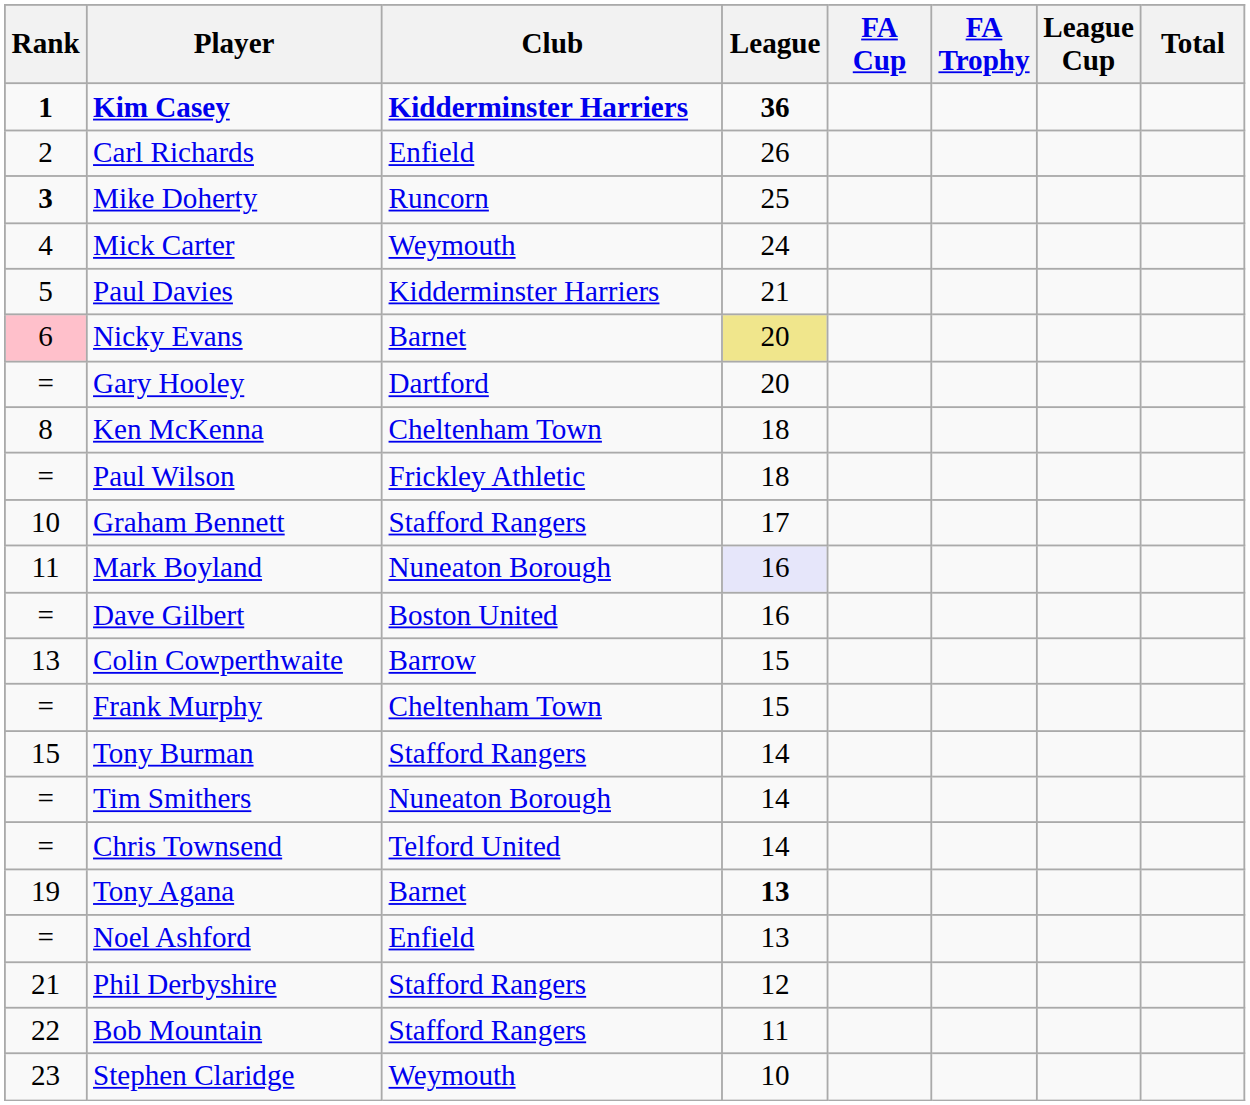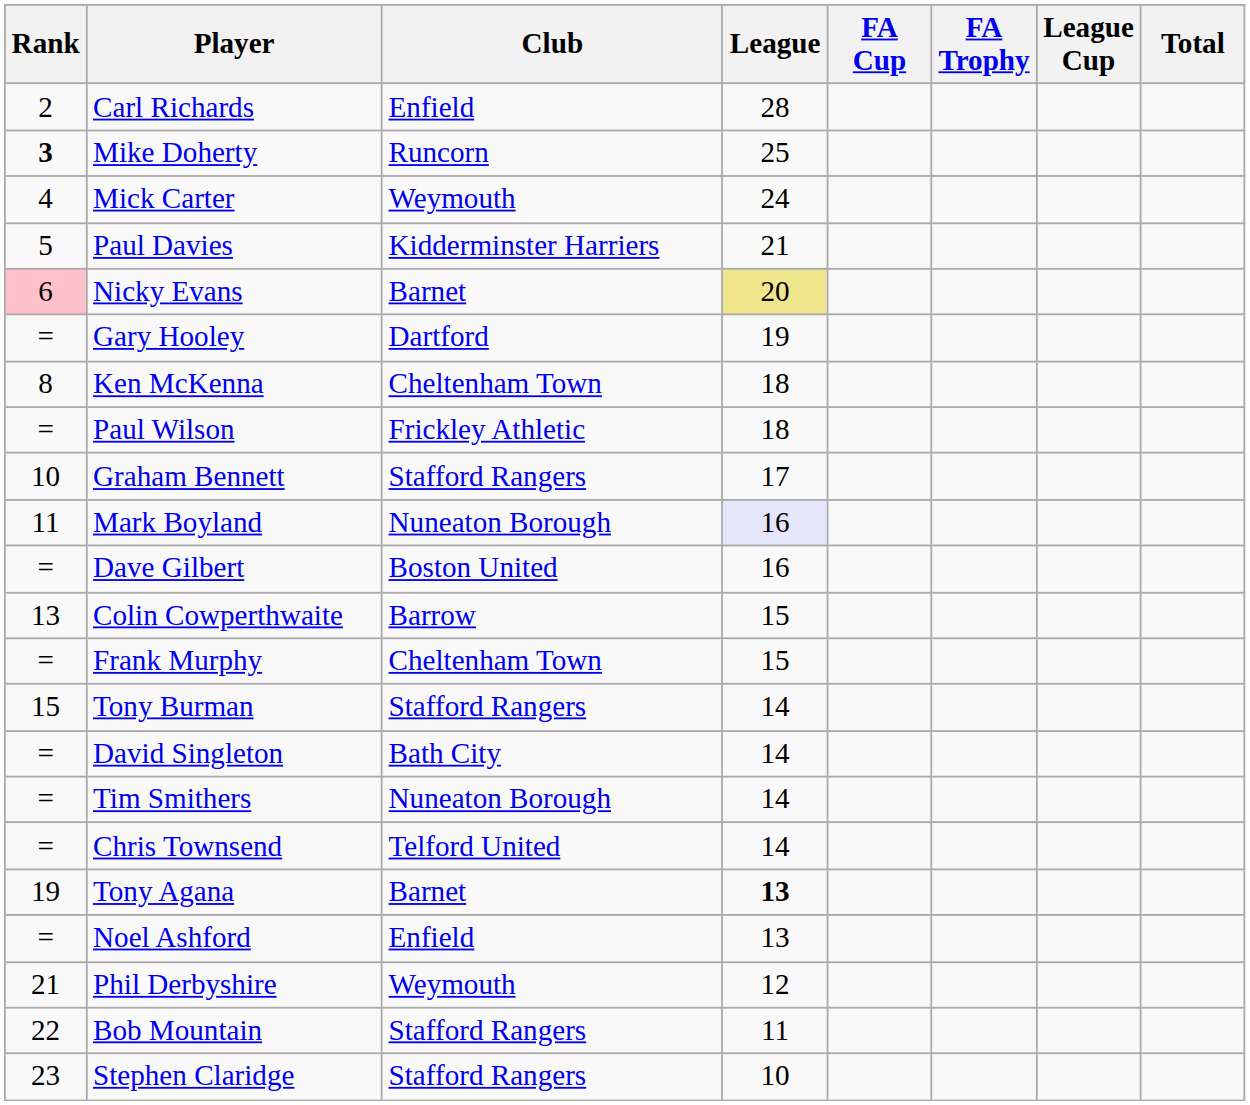- row: (161, 106)
(775, 152) 26 -> (775, 106) 28
(775, 383) 20 -> (775, 337) 19
+ row: (188, 753)
(487, 984) Stafford Rangers -> (452, 984) Weymouth
(452, 1076) Weymouth -> (487, 1076) Stafford Rangers
